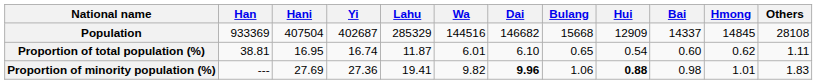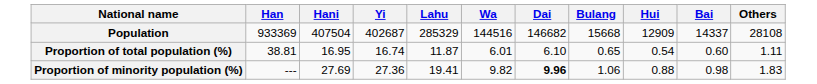- column: (731, 14)
(636, 70) bold -> (663, 70) normal
